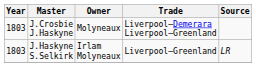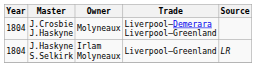(16, 29) 1803 -> (16, 29) 1804
(16, 51) 1803 -> (16, 51) 1804
